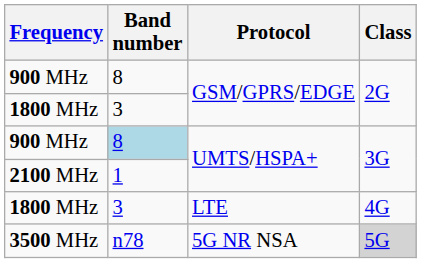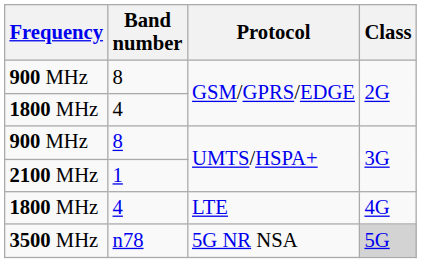(118, 109) 3 -> (118, 109) 4
(118, 142) lightblue background -> (118, 142) no background
(118, 207) 3 -> (118, 207) 4
